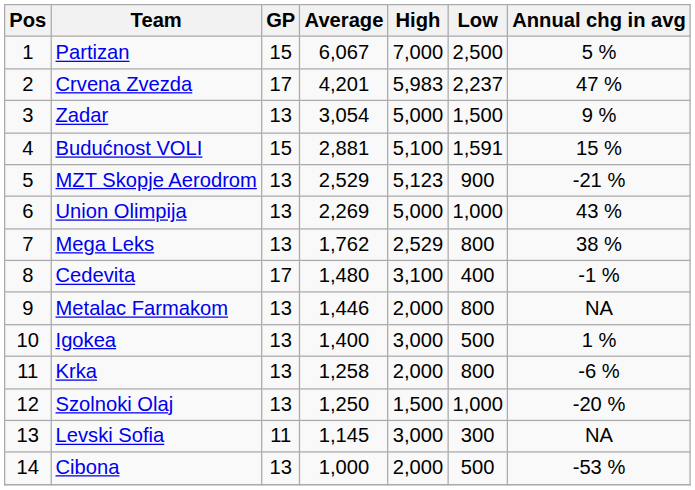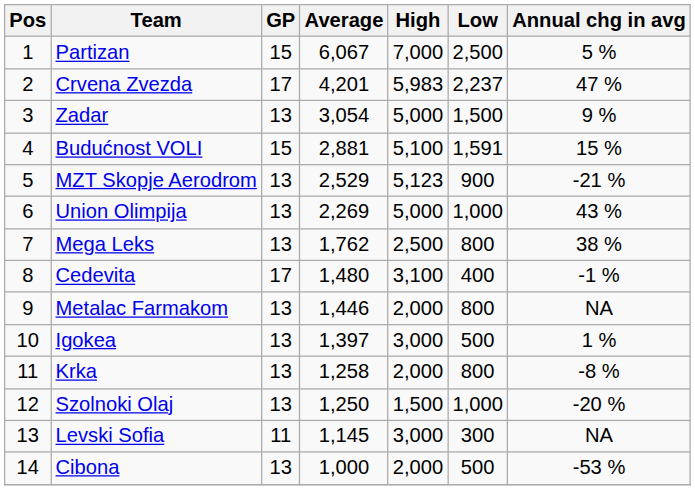(418, 244) 2,529 -> (418, 244) 2,500
(344, 340) 1,400 -> (344, 340) 1,397
(599, 372) -6 % -> (599, 372) -8 %
